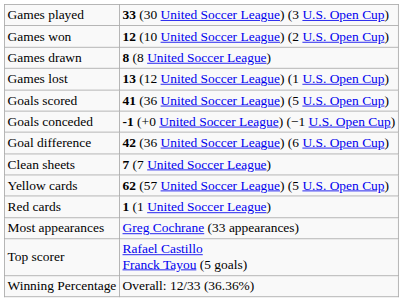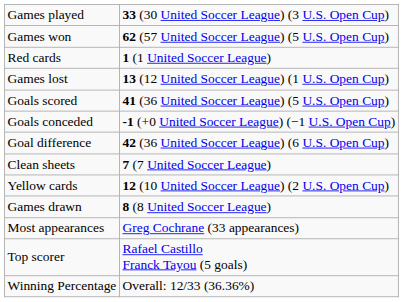(256, 36) 12 (10 United Soccer League) (2 U.S. Open Cup) -> (256, 36) 62 (57 United Soccer League) (5 U.S. Open Cup)
rows swapped: (45, 57) <-> (34, 206)
(256, 185) 62 (57 United Soccer League) (5 U.S. Open Cup) -> (256, 185) 12 (10 United Soccer League) (2 U.S. Open Cup)
